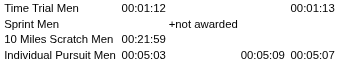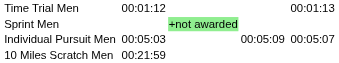(203, 24) no background -> (203, 24) lightgreen background
rows swapped: (60, 55) <-> (59, 39)
